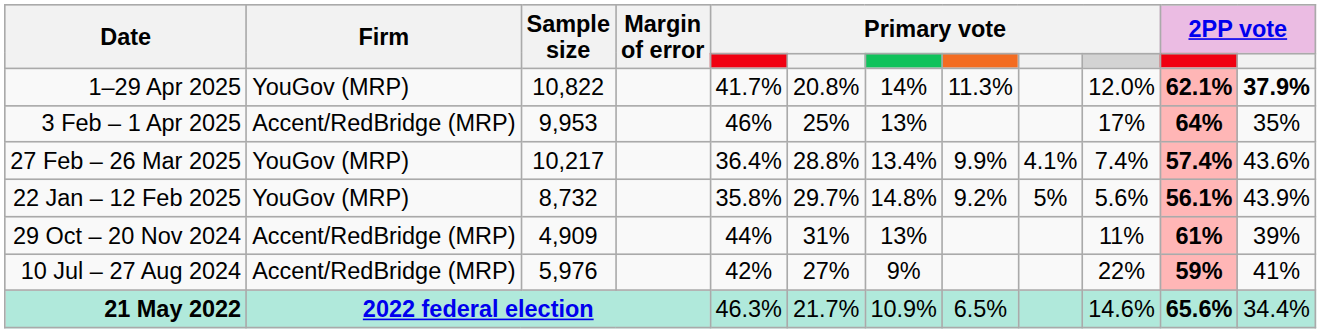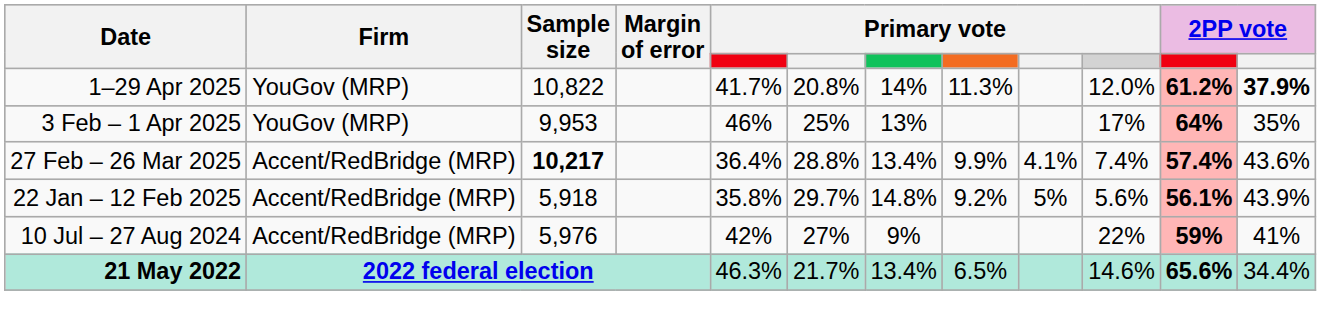(1199, 87) 62.1% -> (1199, 87) 61.2%
(384, 124) Accent/RedBridge (MRP) -> (331, 124) YouGov (MRP)
(331, 161) YouGov (MRP) -> (384, 161) Accent/RedBridge (MRP)
(568, 161) normal -> (568, 161) bold
(331, 198) YouGov (MRP) -> (384, 198) Accent/RedBridge (MRP)
(568, 198) 8,732 -> (568, 198) 5,918
- row: (127, 235)
(904, 309) 10.9% -> (904, 272) 13.4%
